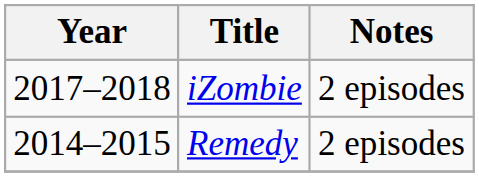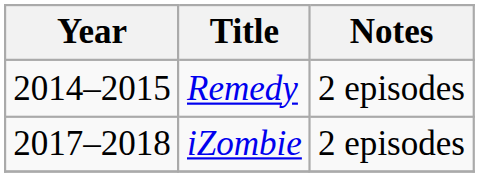rows swapped: (242, 143) <-> (244, 87)
